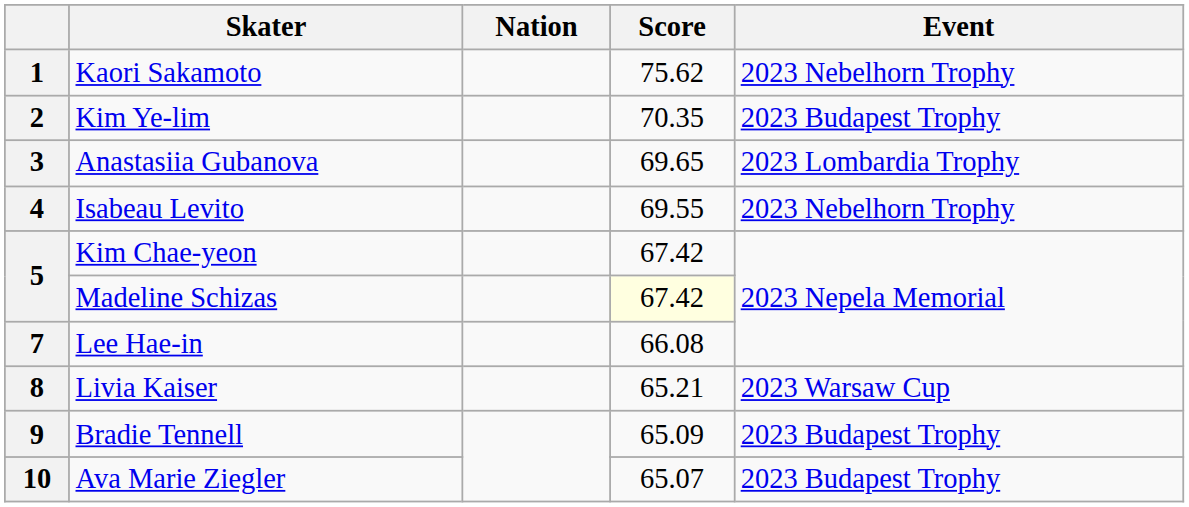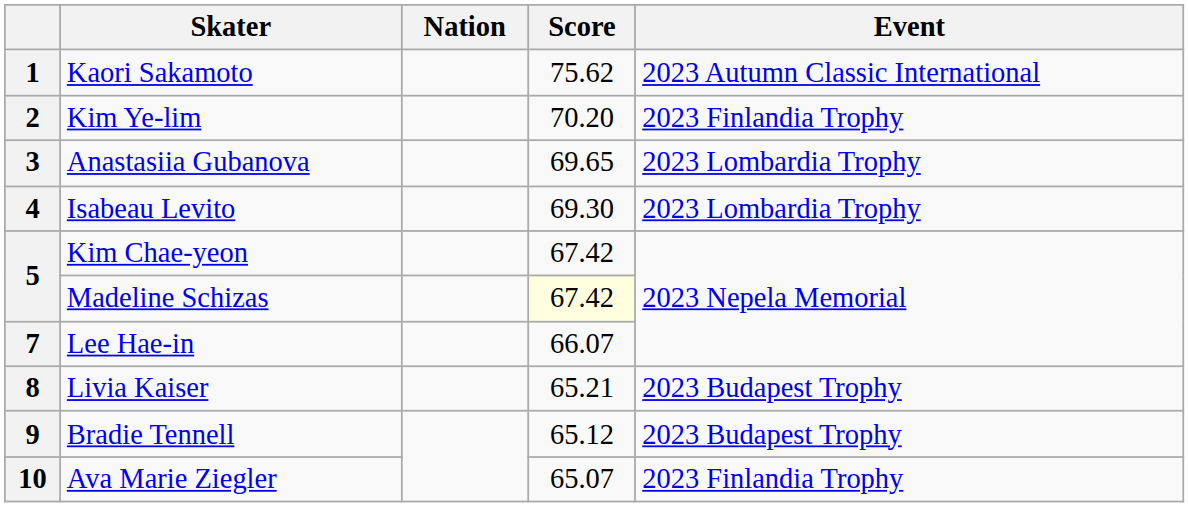(878, 72) 2023 Nebelhorn Trophy -> (841, 72) 2023 Autumn Classic International
(672, 117) 70.35 -> (582, 117) 70.20
(870, 117) 2023 Budapest Trophy -> (773, 117) 2023 Finlandia Trophy
(672, 207) 69.55 -> (582, 207) 69.30
(878, 207) 2023 Nebelhorn Trophy -> (781, 207) 2023 Lombardia Trophy
(672, 343) 66.08 -> (582, 343) 66.07
(845, 388) 2023 Warsaw Cup -> (772, 388) 2023 Budapest Trophy
(672, 433) 65.09 -> (582, 433) 65.12
(870, 478) 2023 Budapest Trophy -> (773, 478) 2023 Finlandia Trophy
